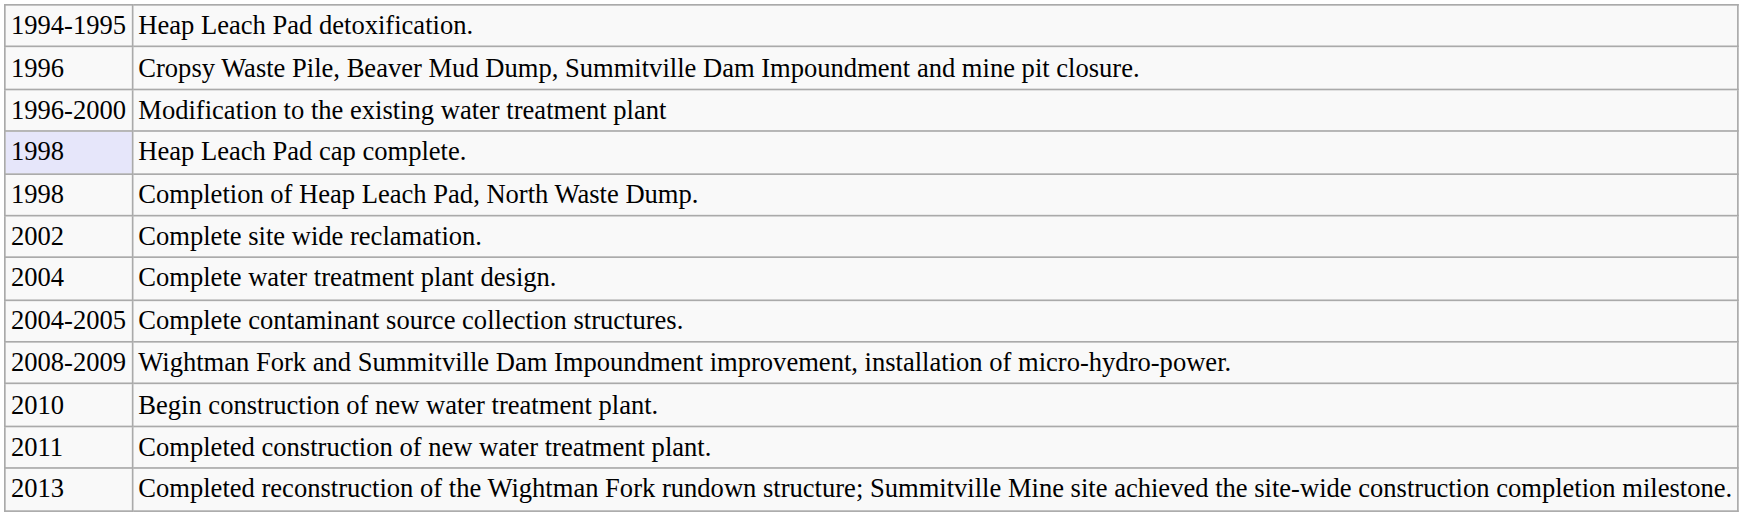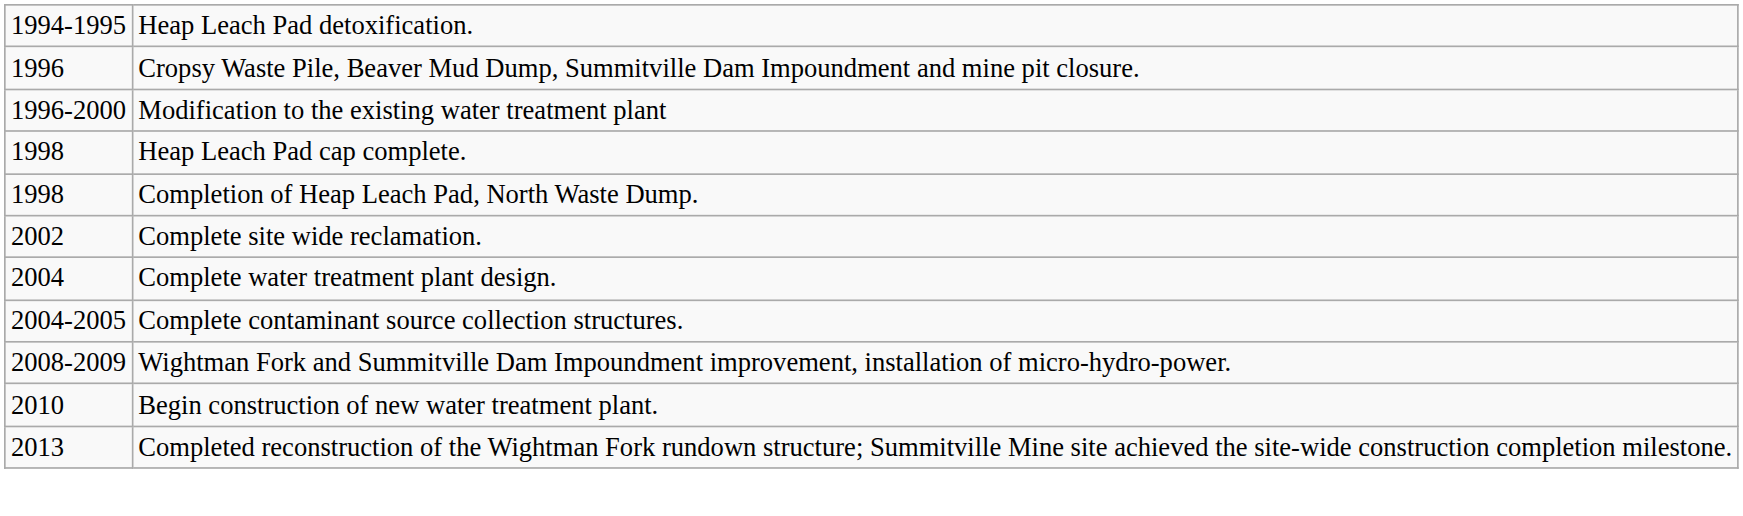(38, 151) lavender background -> (38, 151) no background
- row: (425, 446)
